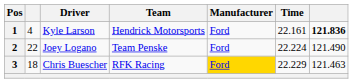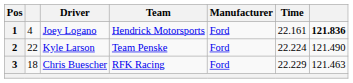(69, 30) Kyle Larson -> (70, 30) Joey Logano
(70, 47) Joey Logano -> (69, 47) Kyle Larson
(220, 65) gold background -> (220, 65) no background
